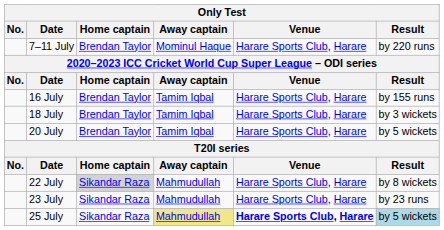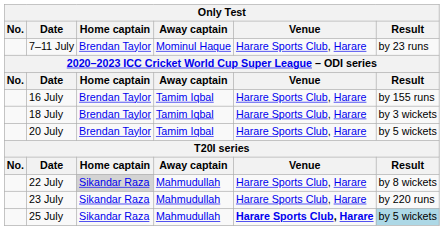(407, 47) by 220 runs -> (404, 47) by 23 runs
(404, 200) by 23 runs -> (407, 200) by 220 runs
(188, 217) khaki background -> (188, 217) no background
